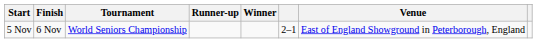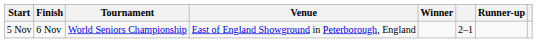columns swapped: (413, 13) <-> (215, 13)
